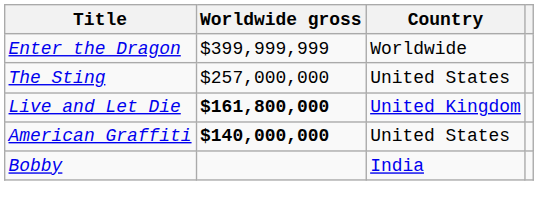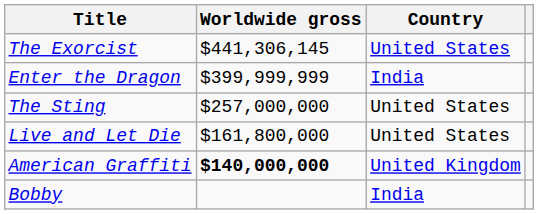+ row: (73, 49)
(419, 49) Worldwide -> (397, 78) India
(265, 107) bold -> (265, 136) normal
(445, 107) United Kingdom -> (440, 136) United States
(440, 136) United States -> (445, 166) United Kingdom
